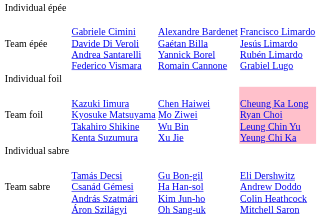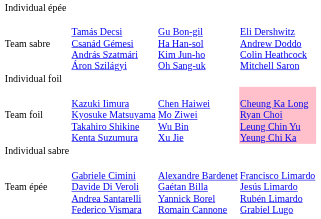rows swapped: (26, 43) <-> (28, 187)
